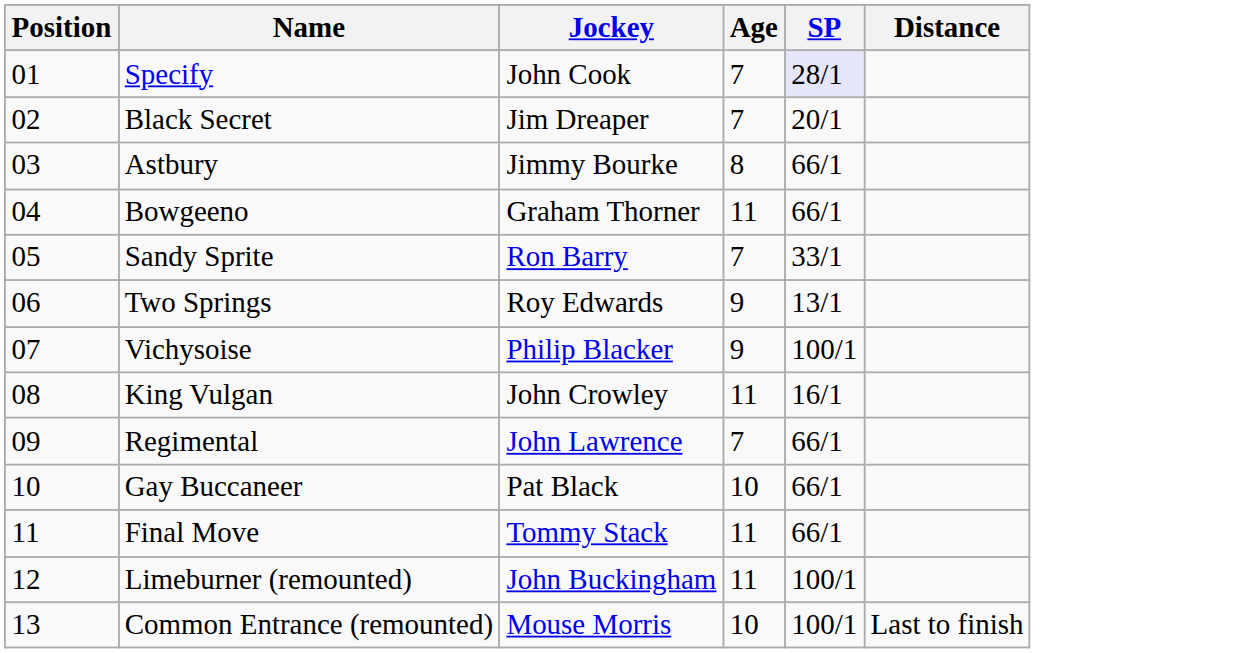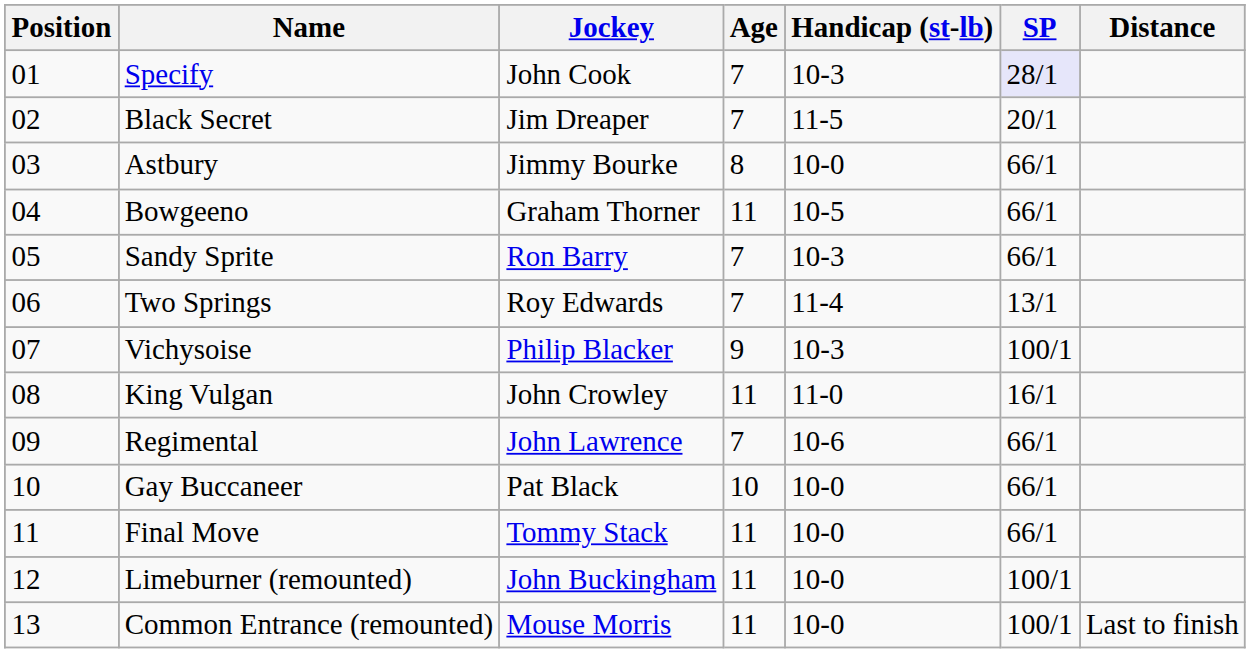+ column: (892, 27)
(817, 257) 33/1 -> (1032, 257) 66/1
(737, 303) 9 -> (737, 303) 7
(744, 624) 10 -> (744, 624) 11
